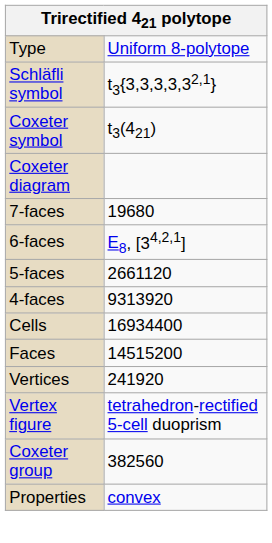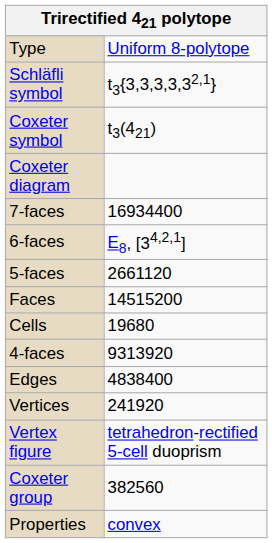(131, 211) 19680 -> (145, 211) 16934400
rows swapped: (37, 299) <-> (32, 352)
(145, 326) 16934400 -> (131, 326) 19680
+ row: (33, 379)
